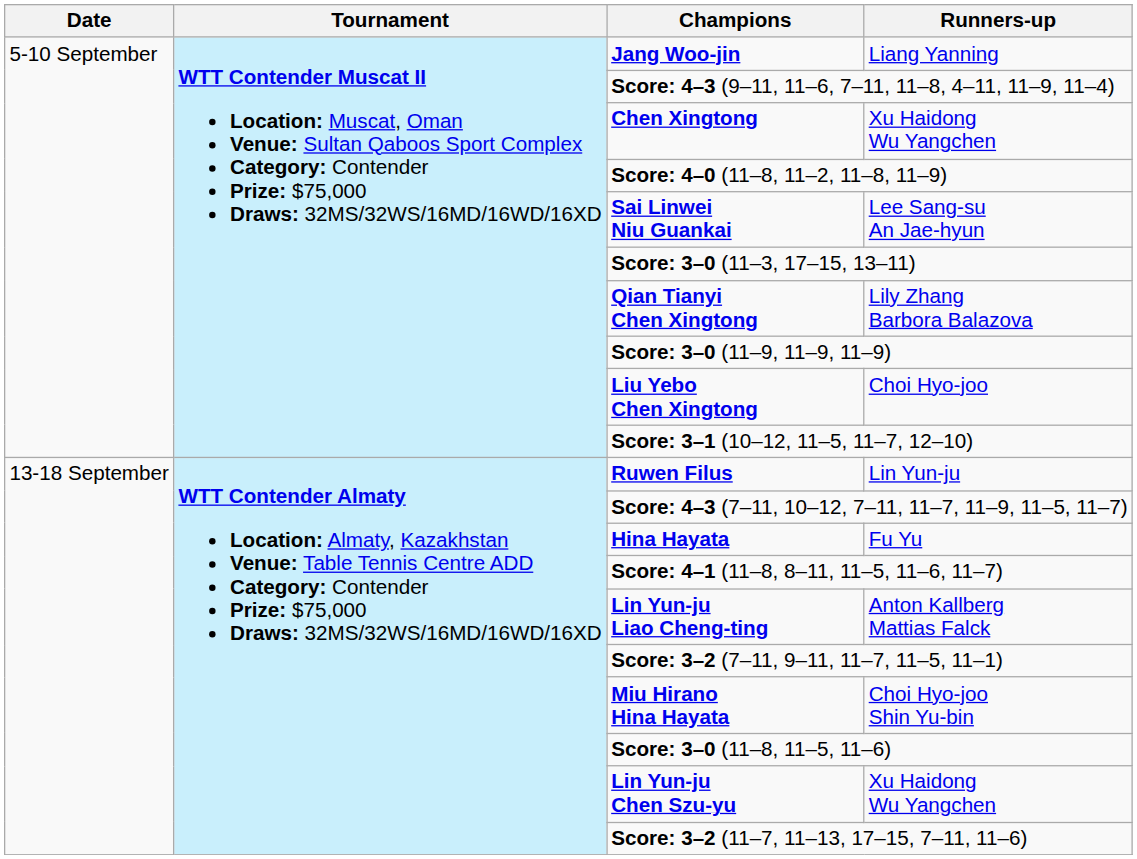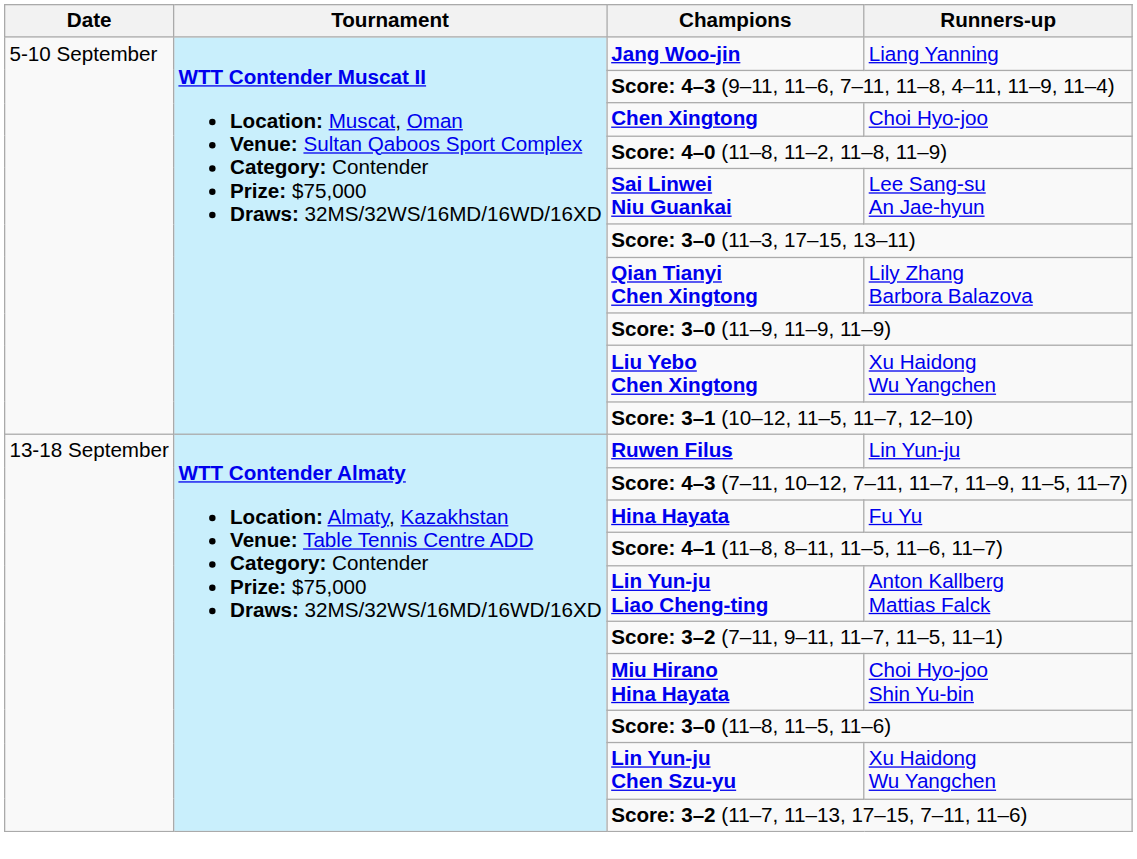(932, 130) Xu Haidong Wu Yangchen -> (928, 119) Choi Hyo-joo
(928, 385) Choi Hyo-joo -> (932, 373) Xu Haidong Wu Yangchen
